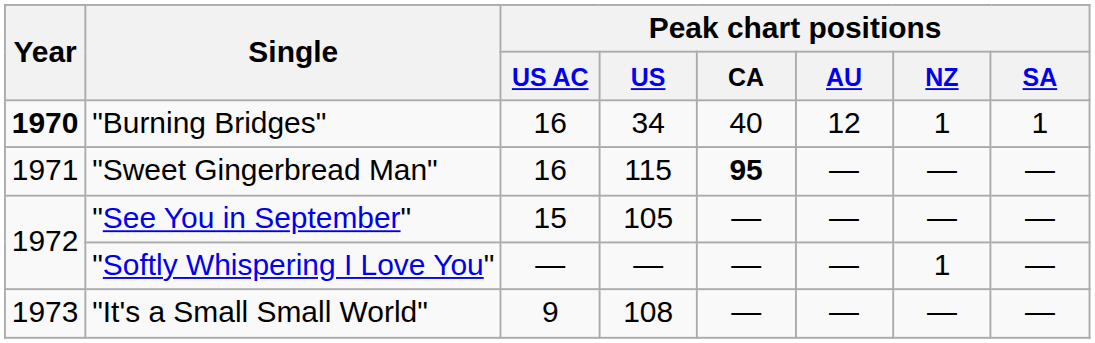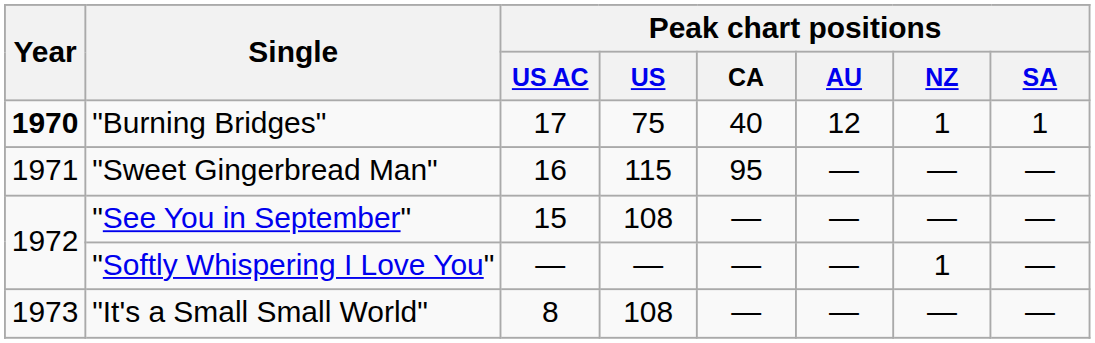(550, 123) 16 -> (550, 123) 17
(648, 123) 34 -> (648, 123) 75
(746, 170) bold -> (746, 170) normal
(648, 218) 105 -> (648, 218) 108
(550, 312) 9 -> (550, 312) 8
